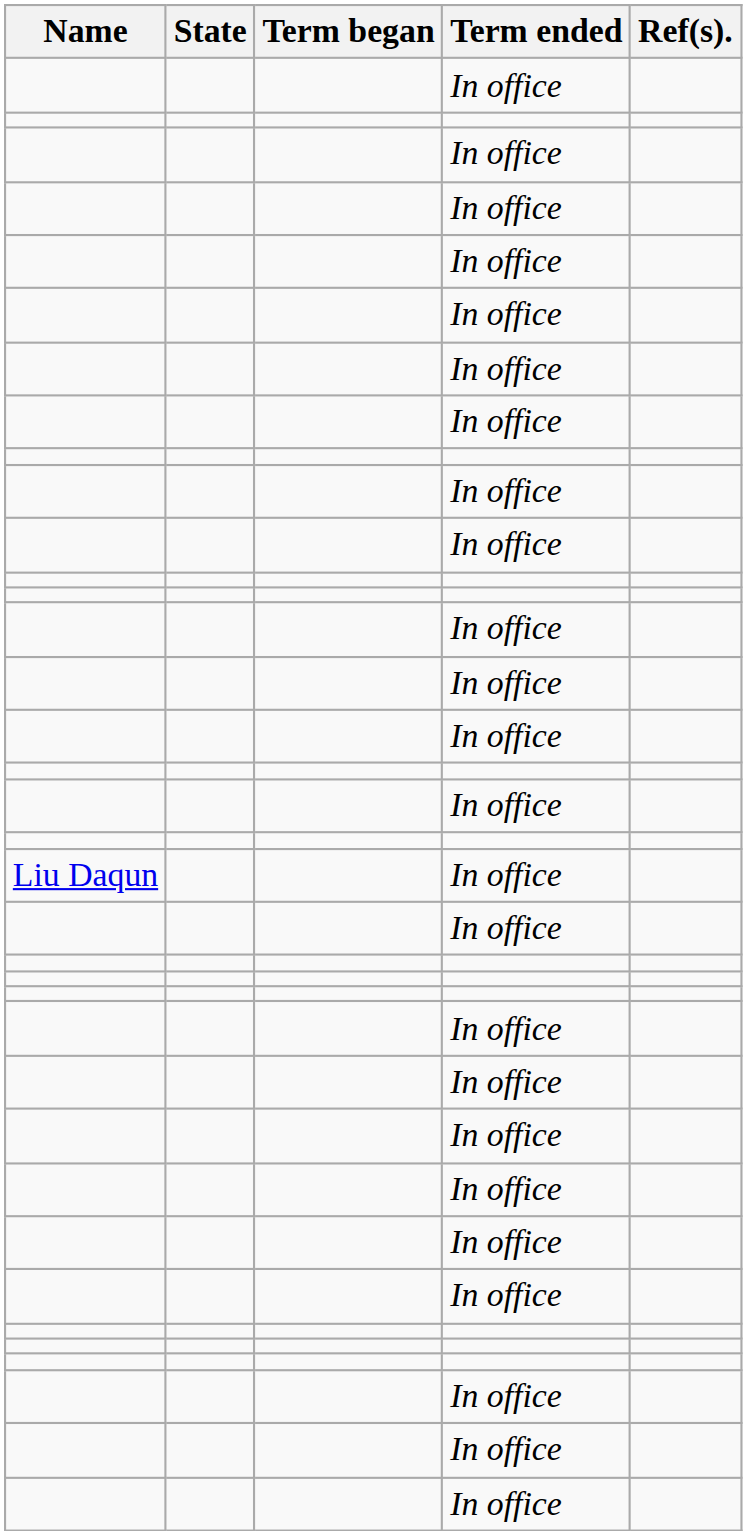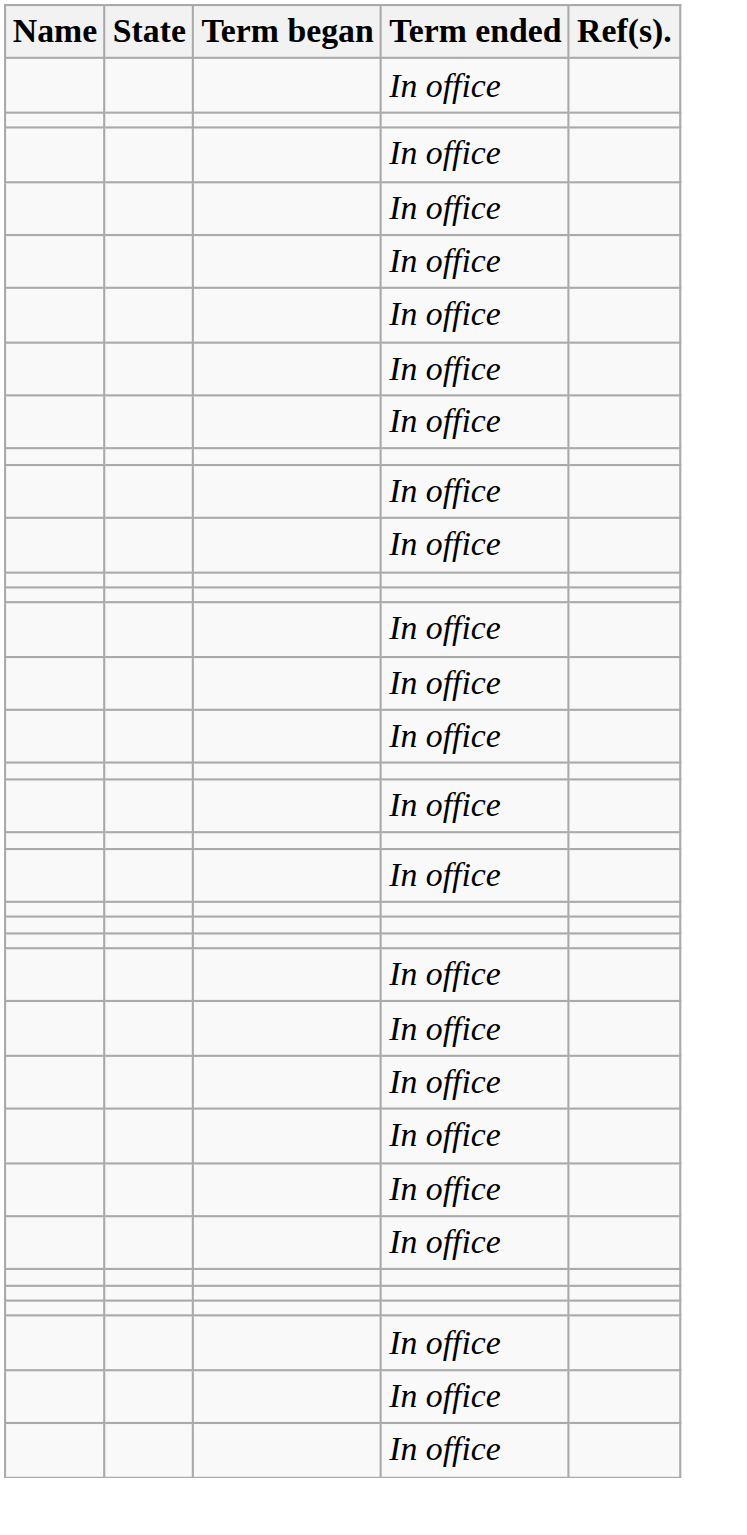- row: (85, 874)
